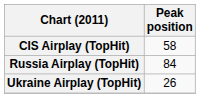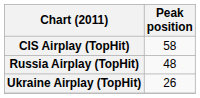(170, 64) 84 -> (170, 64) 48
